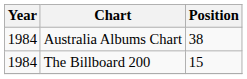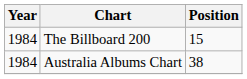rows swapped: (97, 62) <-> (113, 39)
